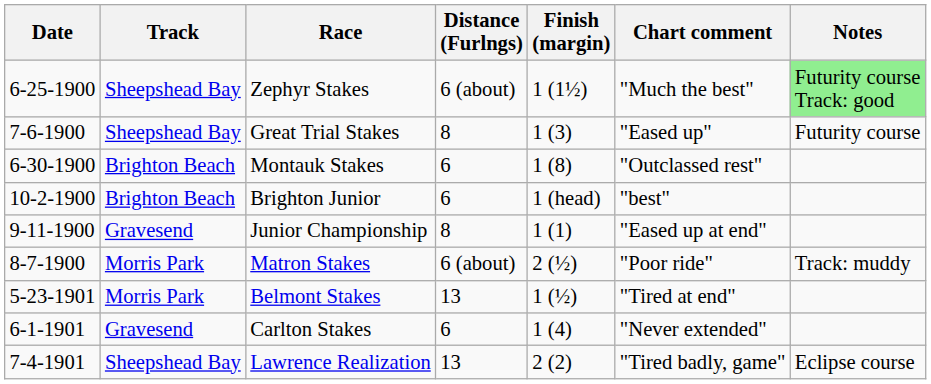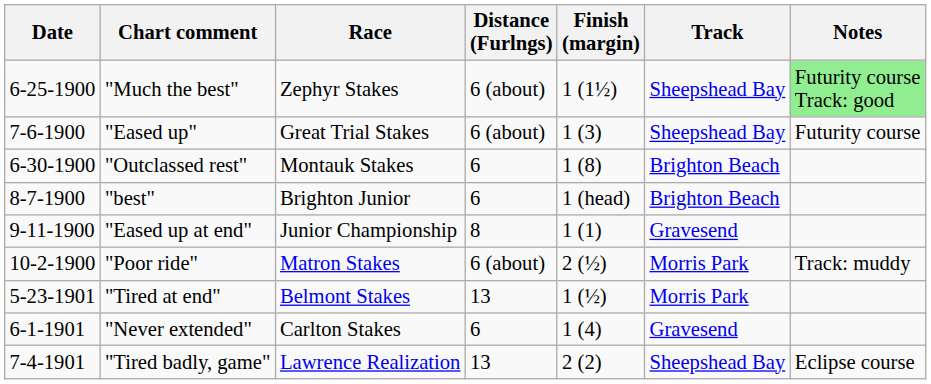columns swapped: (173, 32) <-> (703, 32)
(445, 132) 8 -> (507, 132) 6 (about)
(52, 198) 10-2-1900 -> (47, 198) 8-7-1900
(47, 263) 8-7-1900 -> (52, 263) 10-2-1900
